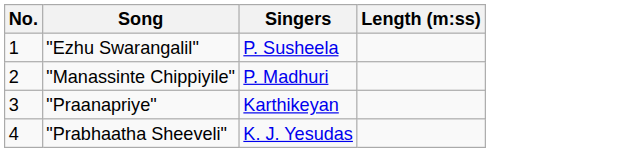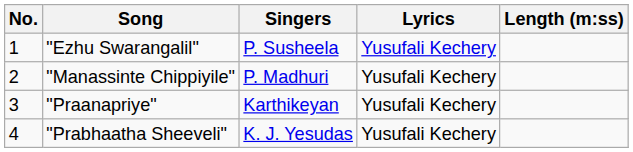+ column: (429, 19)
